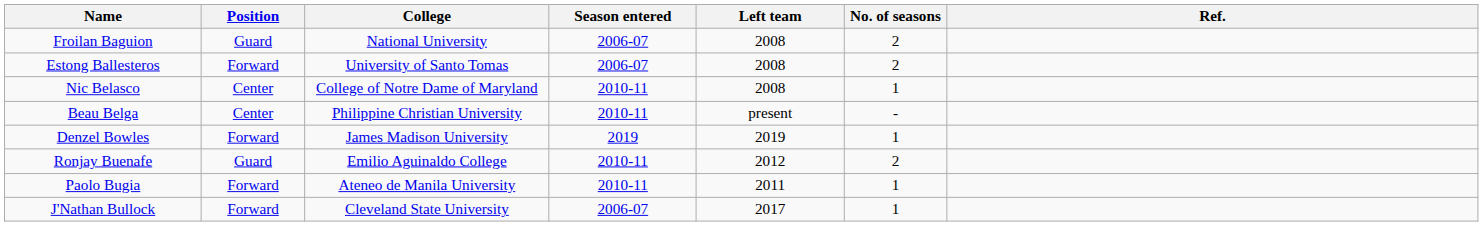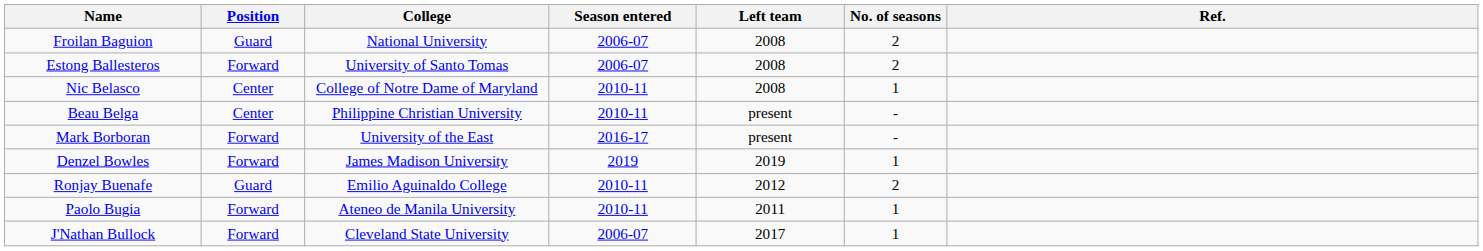+ row: (103, 137)
